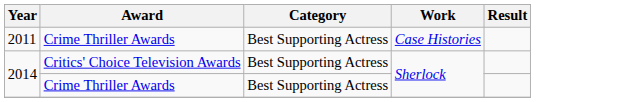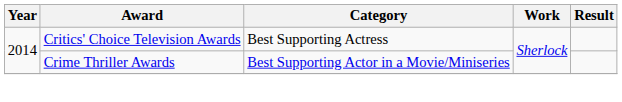- row: (22, 39)
(318, 85) Best Supporting Actress -> (379, 62) Best Supporting Actor in a Movie/Miniseries
